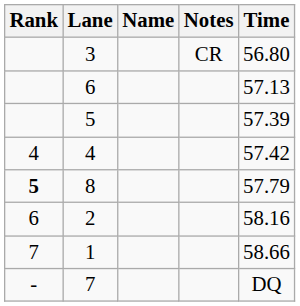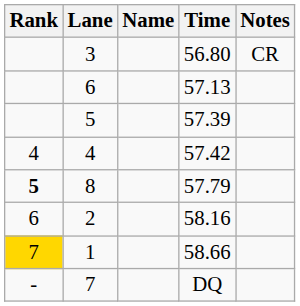columns swapped: (266, 20) <-> (209, 20)
(34, 251) no background -> (34, 251) gold background
